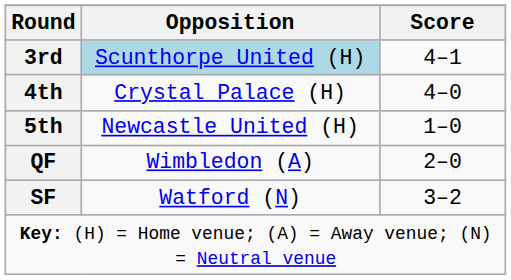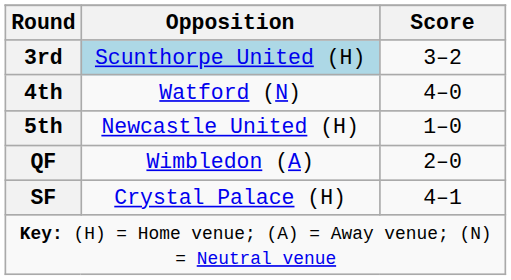(442, 58) 4–1 -> (442, 58) 3–2
(230, 93) Crystal Palace (H) -> (230, 93) Watford (N)
(230, 198) Watford (N) -> (230, 198) Crystal Palace (H)
(442, 198) 3–2 -> (442, 198) 4–1
